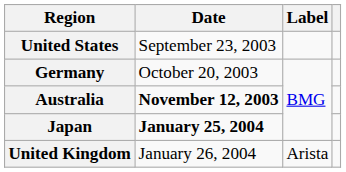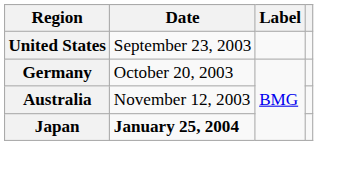(209, 99) bold -> (182, 99) normal
- row: (70, 153)
